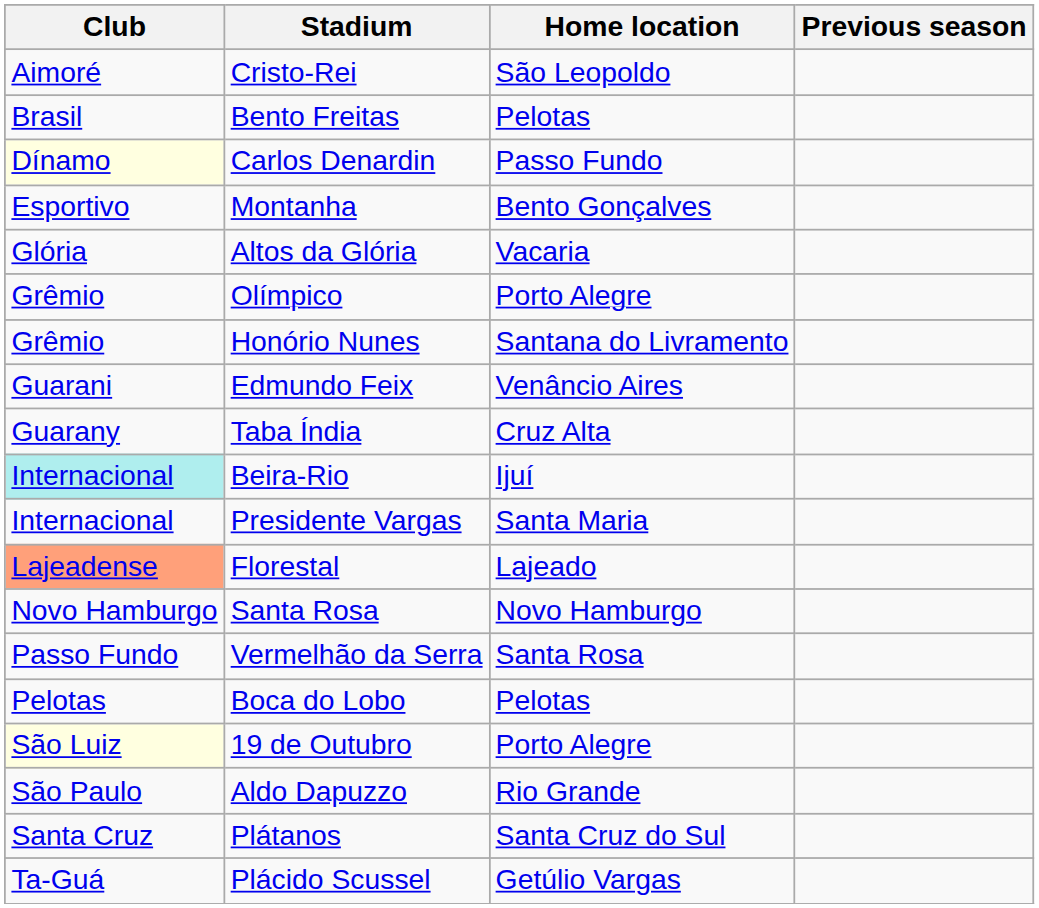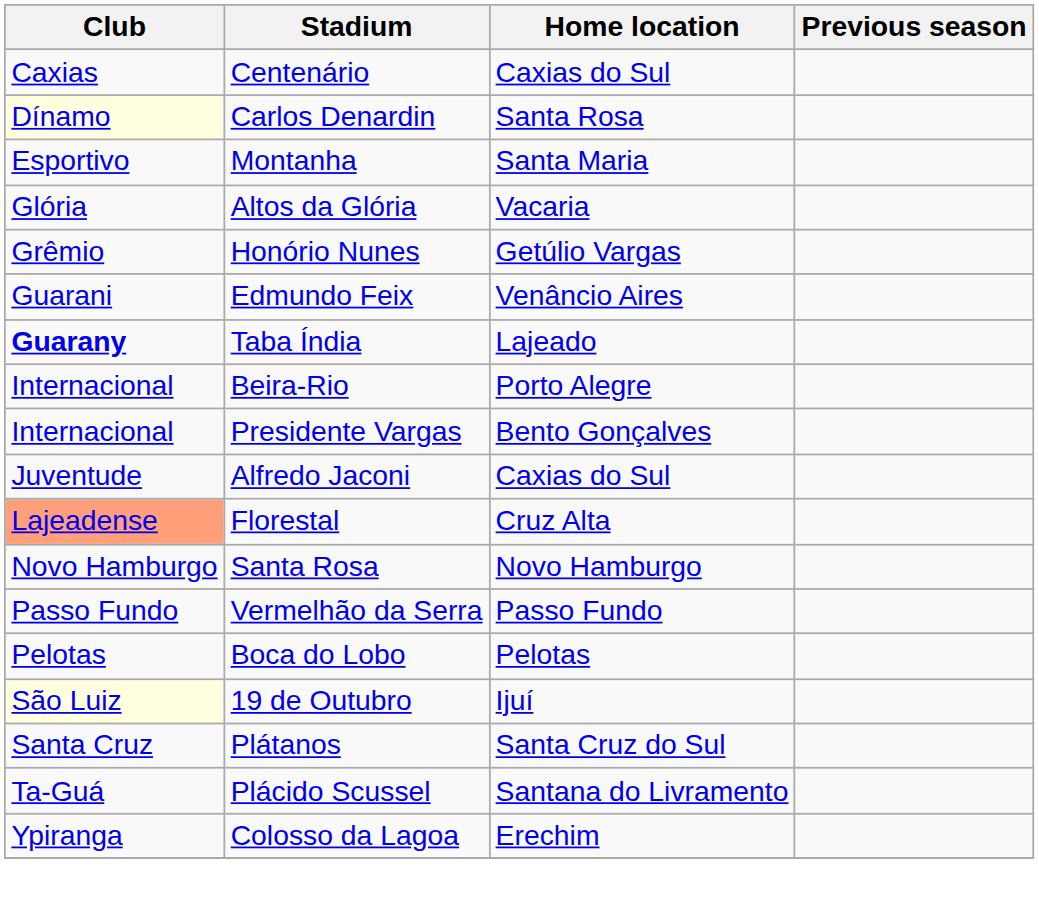- row: (294, 71)
- row: (315, 116)
+ row: (300, 71)
(579, 161) Passo Fundo -> (570, 116) Santa Rosa
(603, 206) Bento Gonçalves -> (572, 161) Santa Maria
- row: (287, 296)
(642, 341) Santana do Livramento -> (588, 251) Getúlio Vargas
(66, 431) normal -> (69, 341) bold
(553, 431) Cruz Alta -> (546, 341) Lajeado
(92, 476) paleturquoise background -> (92, 386) no background
(515, 476) Ijuí -> (574, 386) Porto Alegre
(572, 521) Santa Maria -> (603, 431) Bento Gonçalves
+ row: (320, 476)
(546, 565) Lajeado -> (553, 521) Cruz Alta
(570, 655) Santa Rosa -> (579, 610) Passo Fundo
(574, 745) Porto Alegre -> (515, 700) Ijuí
- row: (319, 790)
(588, 880) Getúlio Vargas -> (642, 790) Santana do Livramento
+ row: (345, 835)
